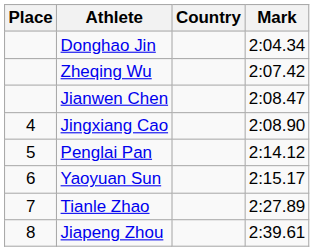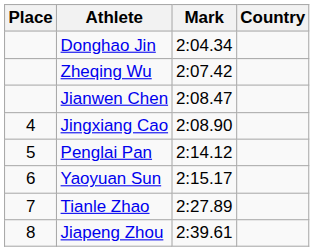columns swapped: (208, 17) <-> (277, 17)
